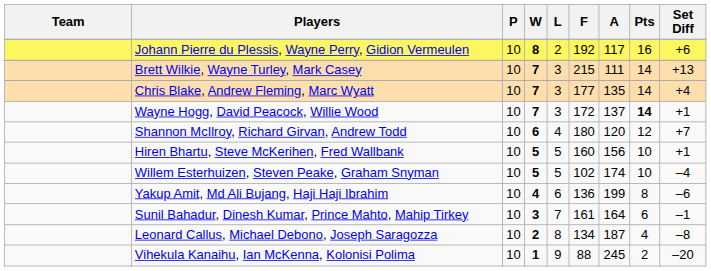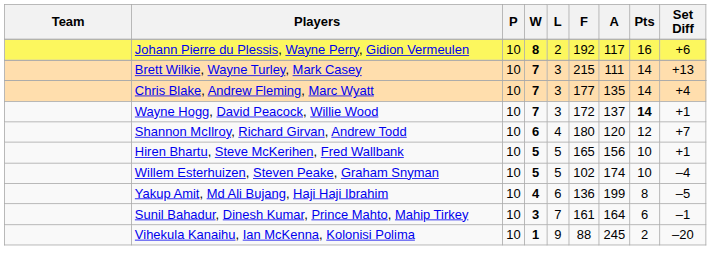(584, 152) 160 -> (584, 152) 165
(683, 193) –6 -> (683, 193) –5
- row: (286, 234)
